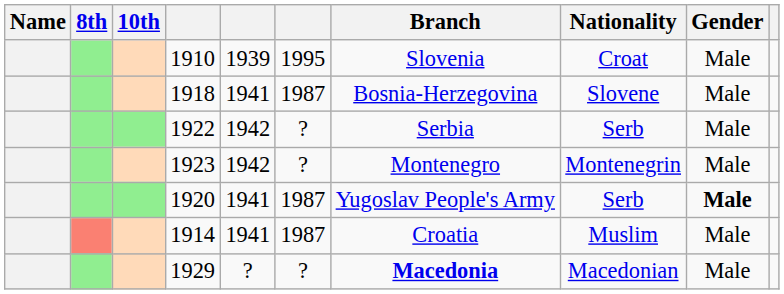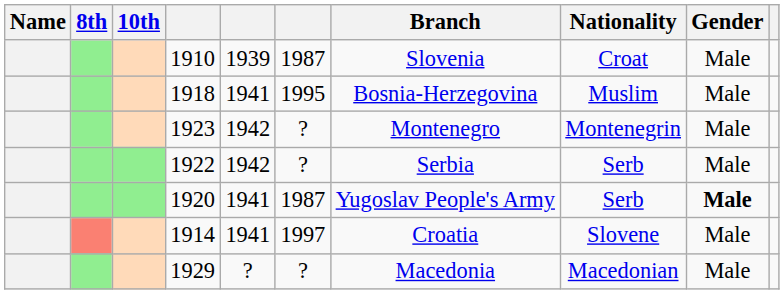(303, 57) 1995 -> (303, 57) 1987
(303, 93) 1987 -> (303, 93) 1995
(623, 93) Slovene -> (623, 93) Muslim
rows swapped: (193, 128) <-> (193, 164)
(303, 235) 1987 -> (303, 235) 1997
(623, 235) Muslim -> (623, 235) Slovene
(445, 270) bold -> (445, 270) normal
